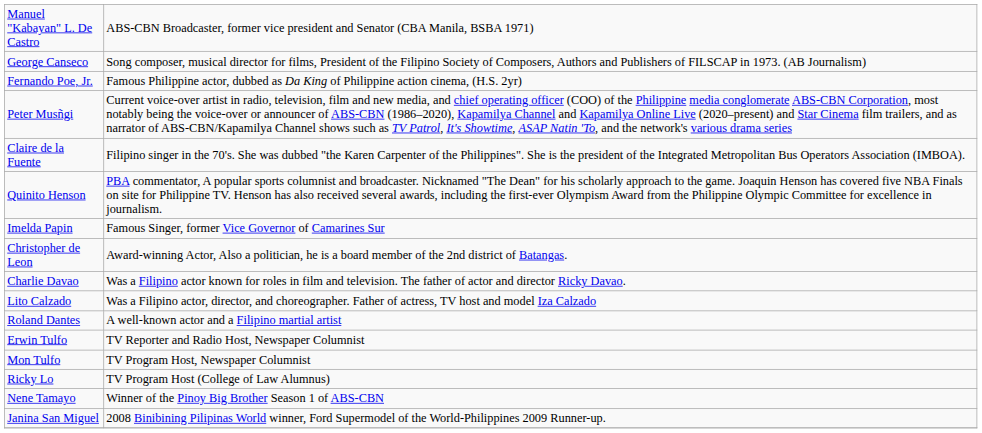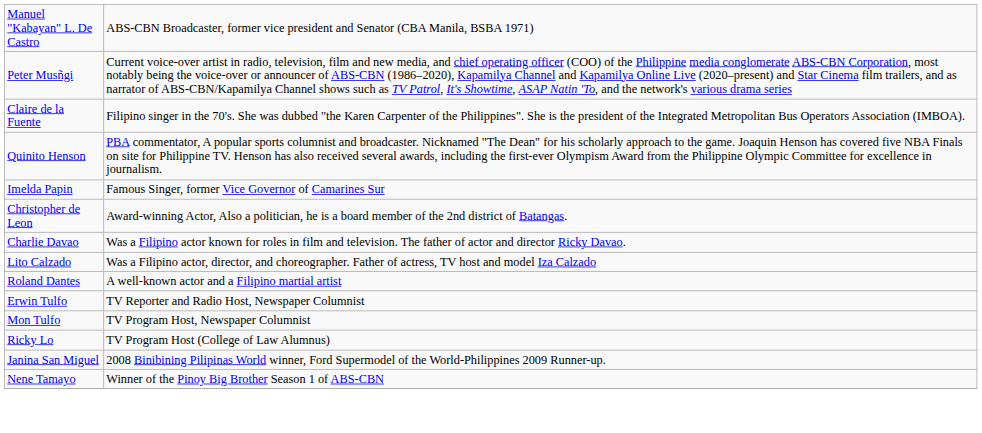- row: (48, 61)
- row: (50, 81)
rows swapped: (53, 418) <-> (41, 398)
